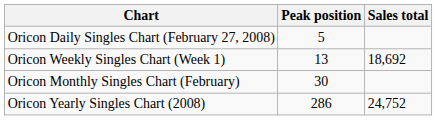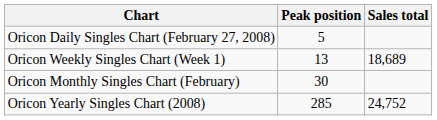(387, 59) 18,692 -> (387, 59) 18,689
(321, 103) 286 -> (321, 103) 285
